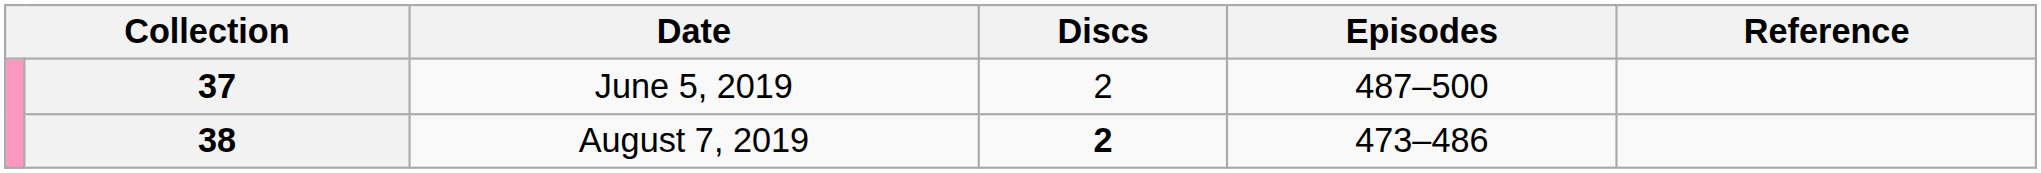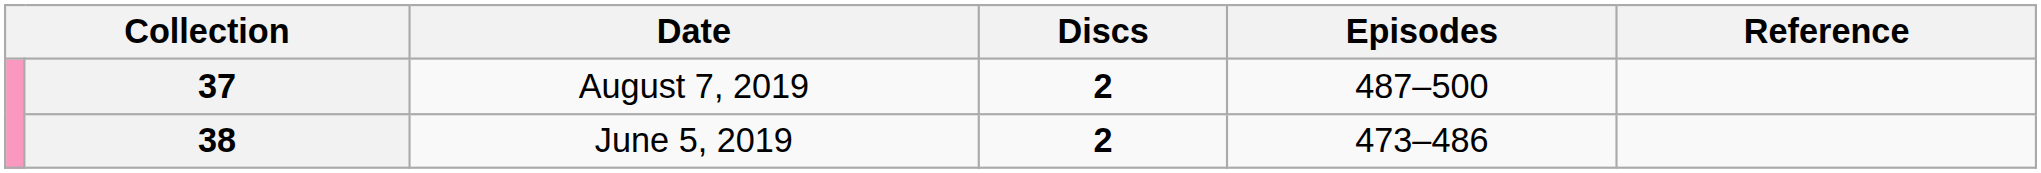(694, 85) June 5, 2019 -> (694, 85) August 7, 2019
(1103, 85) normal -> (1103, 85) bold
(694, 140) August 7, 2019 -> (694, 140) June 5, 2019
